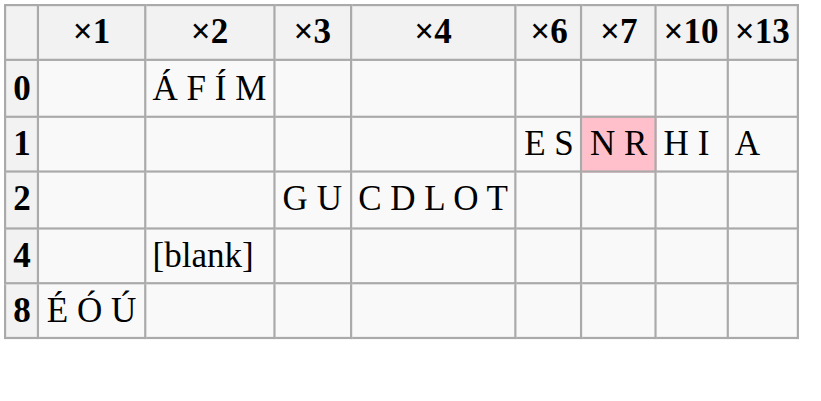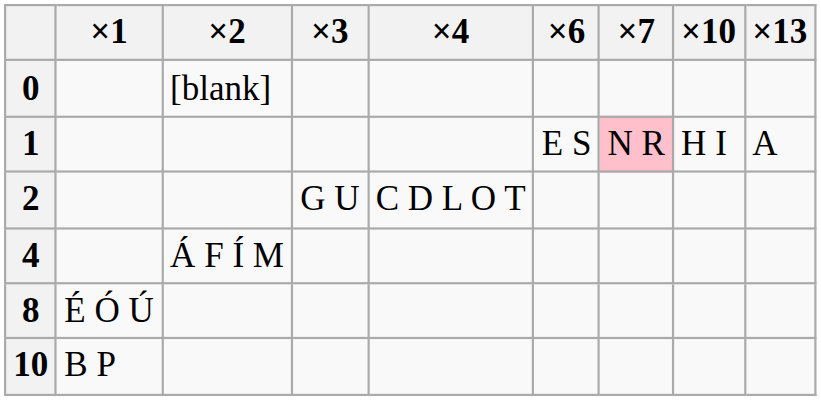(210, 87) Á F Í M -> (221, 87) [blank]
(203, 254) [blank] -> (227, 254) Á F Í M
+ row: (31, 365)
